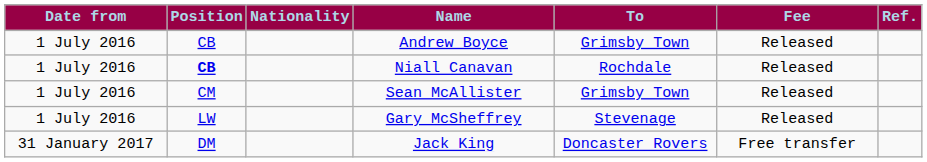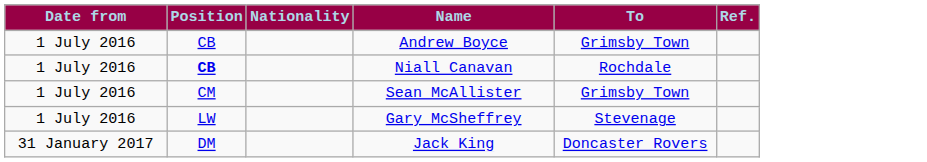- column: (797, 17)
